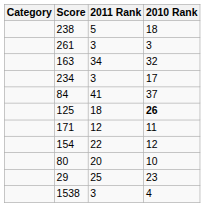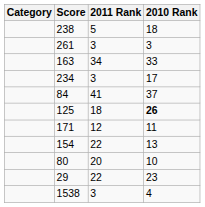(152, 62) 32 -> (152, 62) 33
(152, 144) 12 -> (152, 144) 13
(96, 177) 25 -> (96, 177) 22
